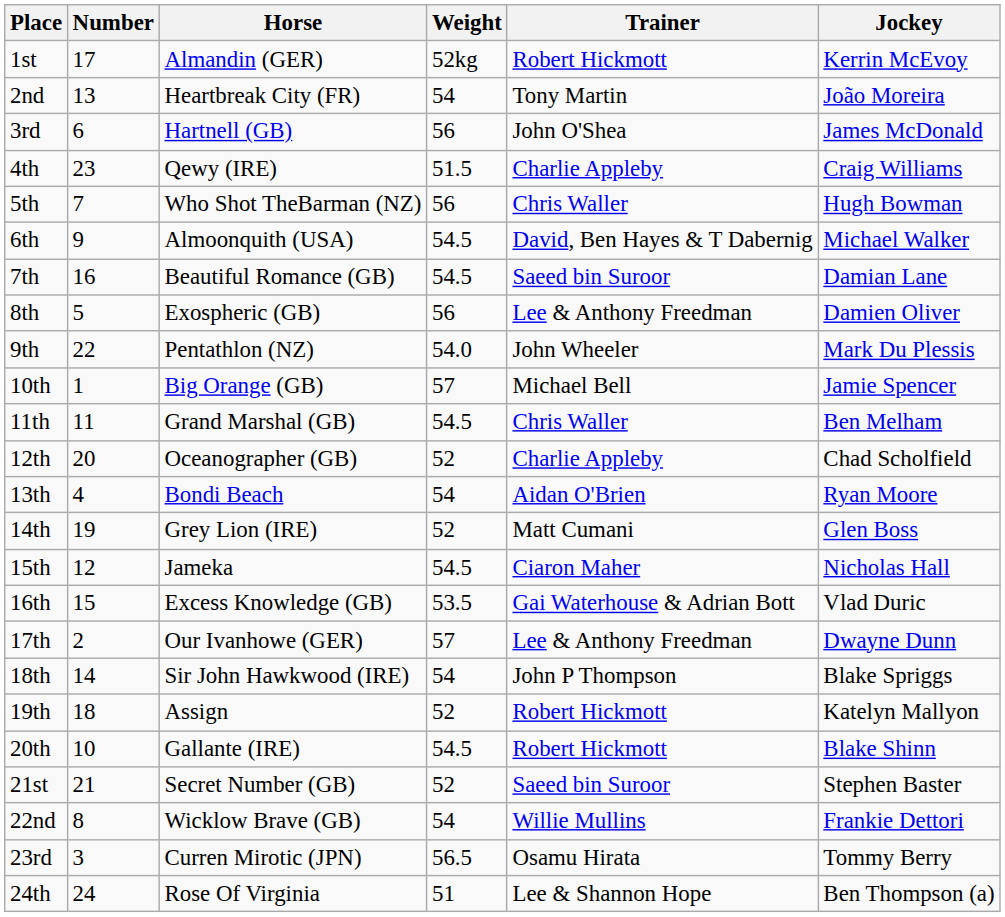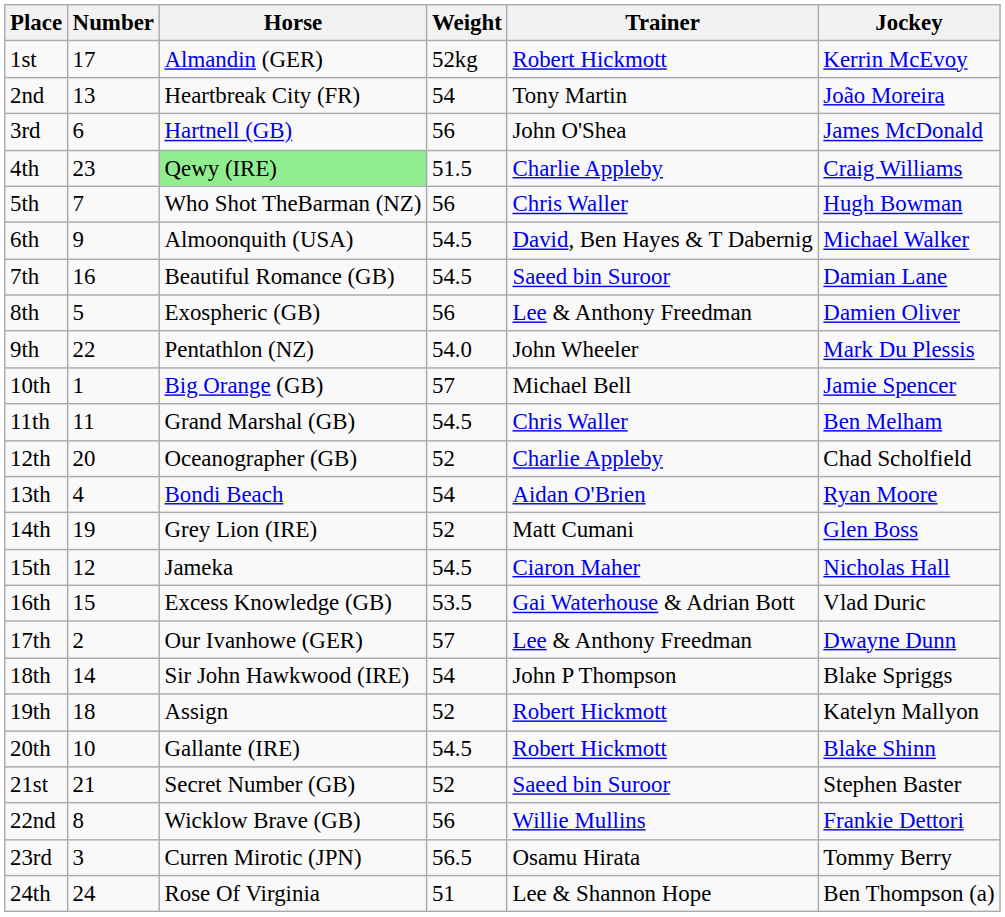(221, 167) no background -> (221, 167) lightgreen background
(443, 820) 54 -> (443, 820) 56
